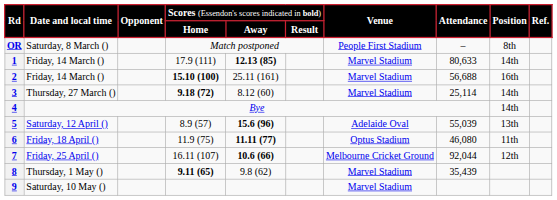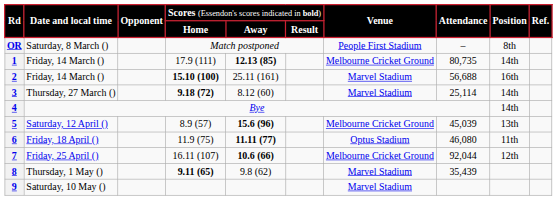(380, 61) Marvel Stadium -> (380, 61) Melbourne Cricket Ground
(463, 61) 80,633 -> (463, 61) 80,735
(380, 124) Adelaide Oval -> (380, 124) Melbourne Cricket Ground
(463, 124) 55,039 -> (463, 124) 45,039
